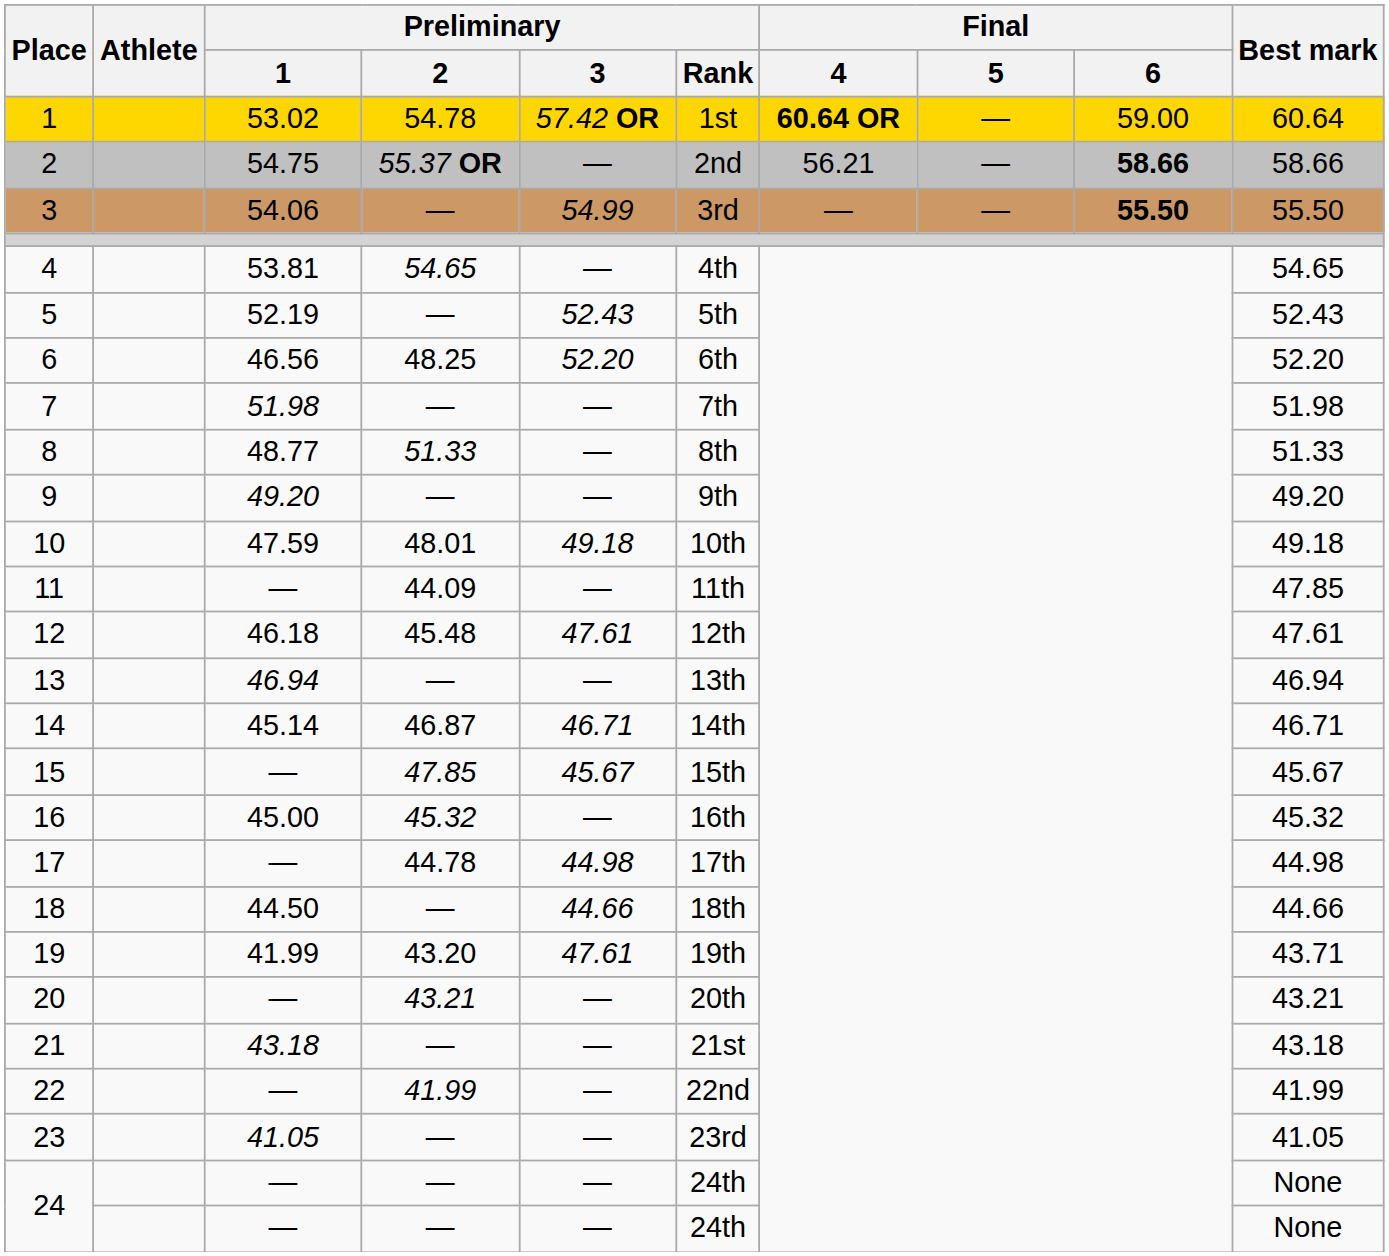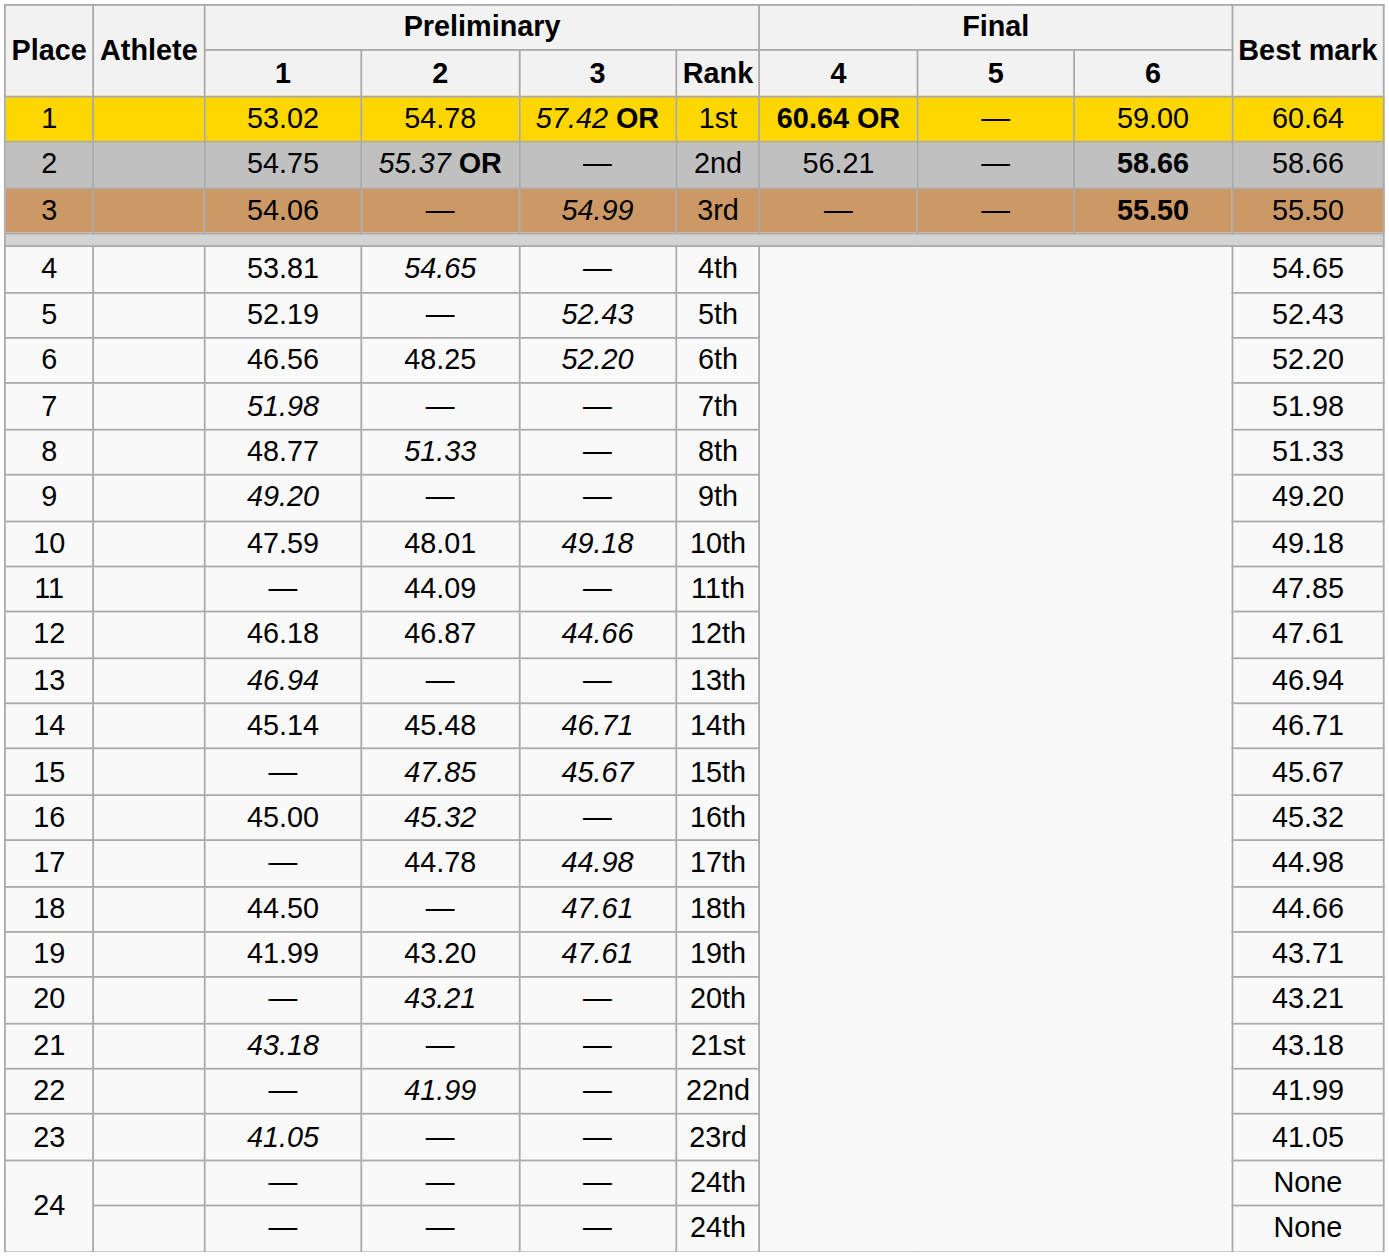(440, 634) 45.48 -> (440, 634) 46.87
(598, 634) 47.61 -> (598, 634) 44.66
(440, 725) 46.87 -> (440, 725) 45.48
(598, 908) 44.66 -> (598, 908) 47.61
